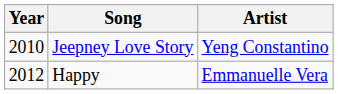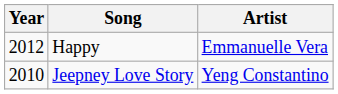rows swapped: (123, 46) <-> (76, 74)
